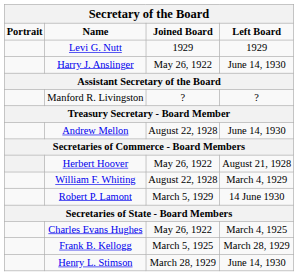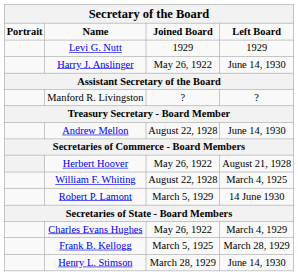(257, 180) March 4, 1929 -> (257, 180) March 4, 1925
(257, 229) March 4, 1925 -> (257, 229) March 4, 1929
